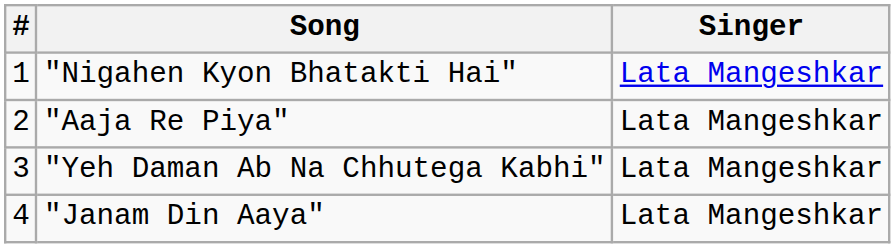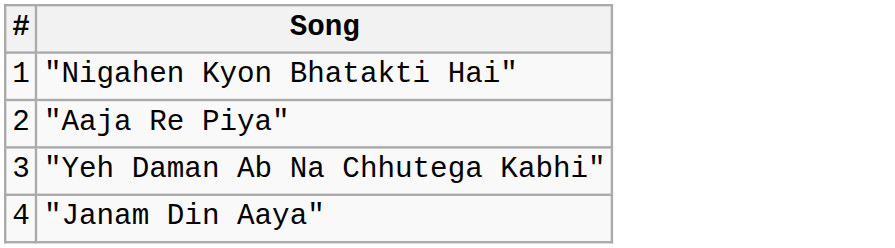- column: (751, 29)
